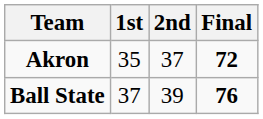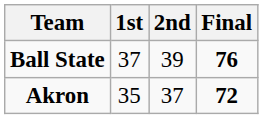rows swapped: (57, 95) <-> (57, 58)
